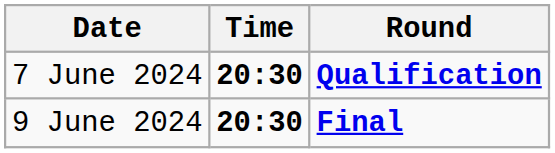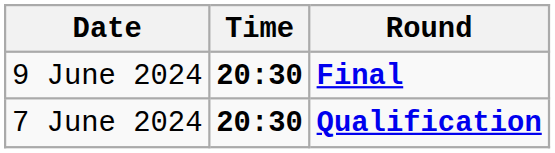rows swapped: (107, 76) <-> (107, 123)
